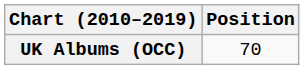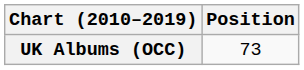(251, 50) 70 -> (251, 50) 73
